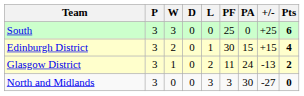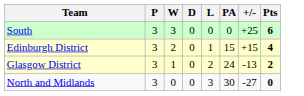- column: (229, 13)
